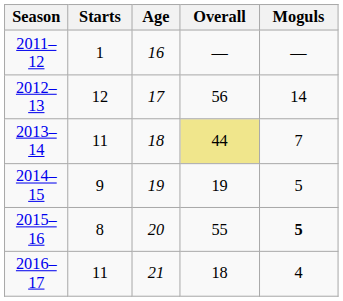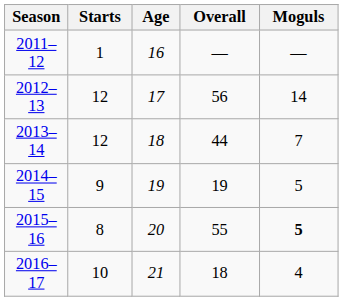(100, 140) 11 -> (100, 140) 12
(220, 140) khaki background -> (220, 140) no background
(100, 273) 11 -> (100, 273) 10
